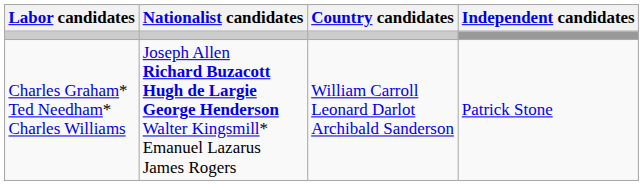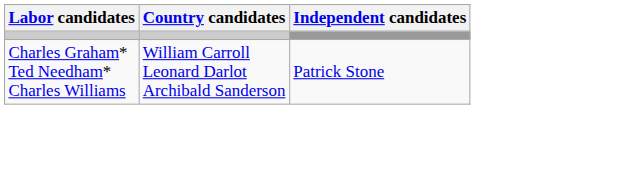- column: (223, 17)
